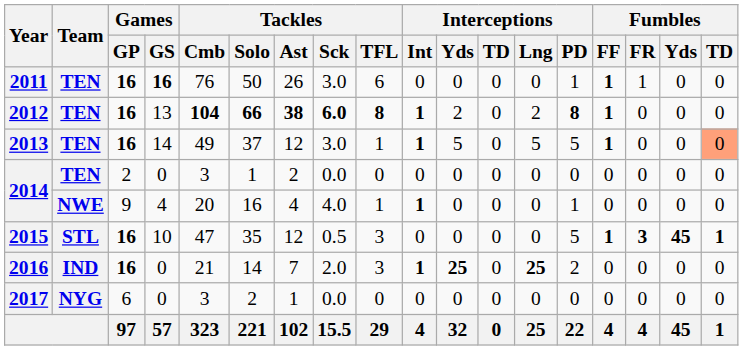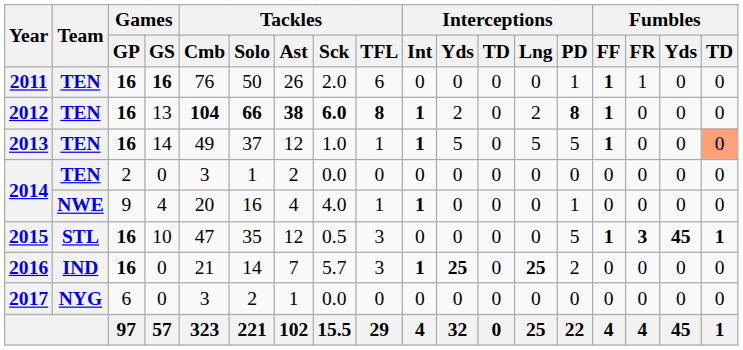(334, 81) 3.0 -> (334, 81) 2.0
(334, 143) 3.0 -> (334, 143) 1.0
(334, 267) 2.0 -> (334, 267) 5.7
